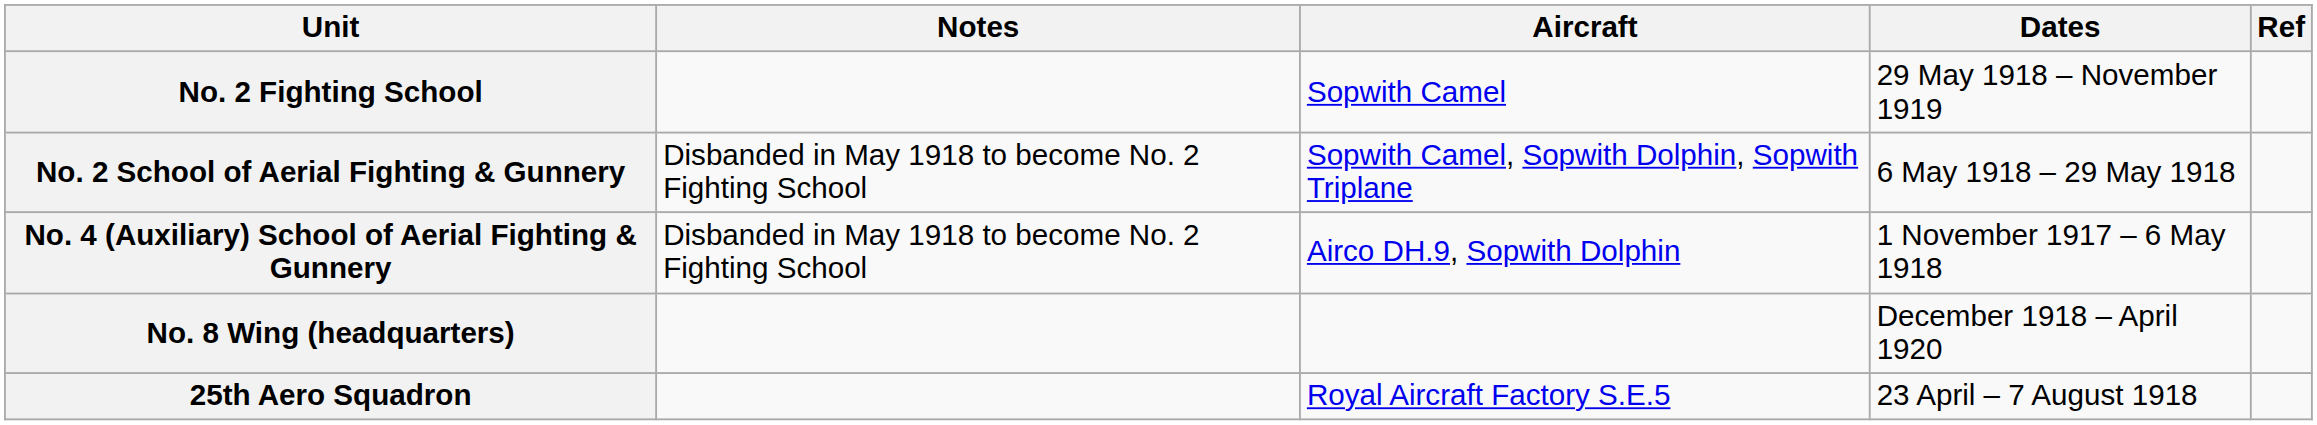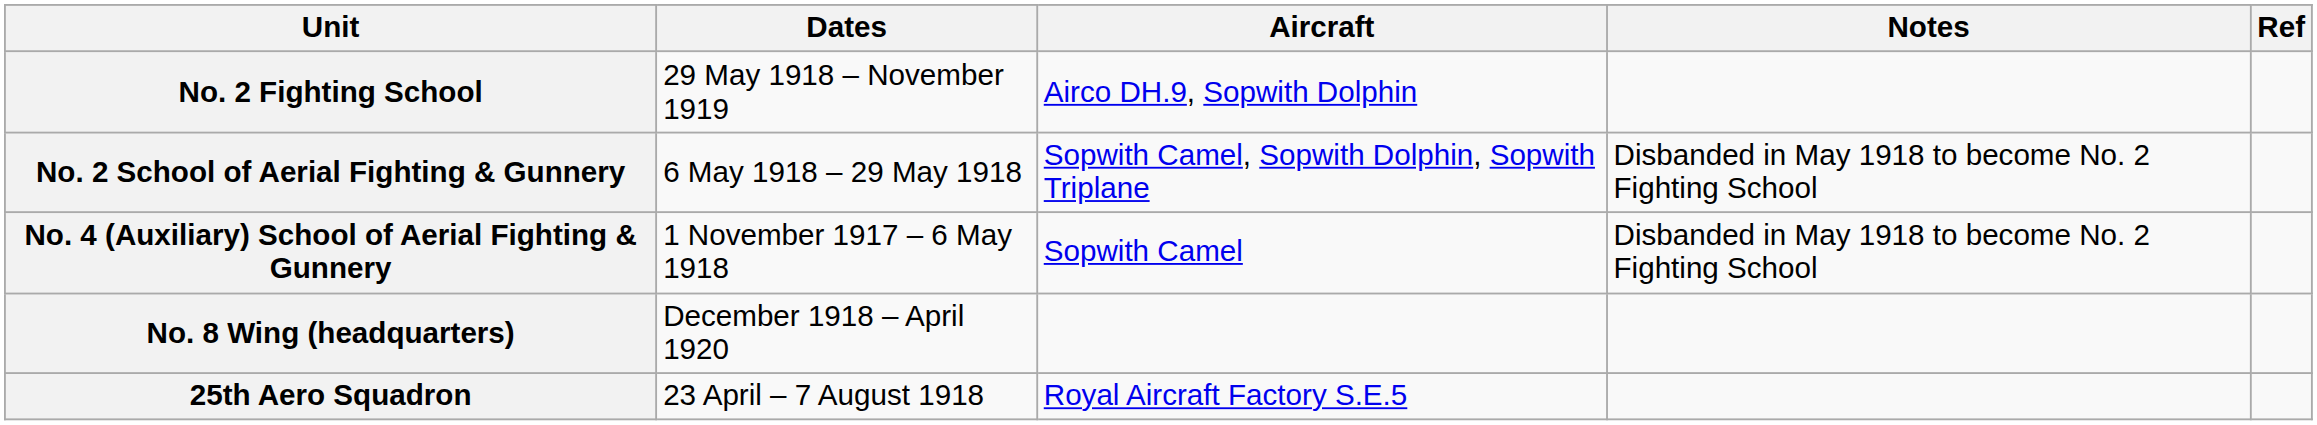columns swapped: (2060, 27) <-> (978, 27)
(1406, 91) Sopwith Camel -> (1230, 91) Airco DH.9, Sopwith Dolphin
(1494, 252) Airco DH.9, Sopwith Dolphin -> (1143, 252) Sopwith Camel
